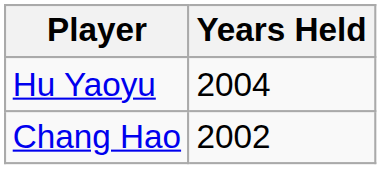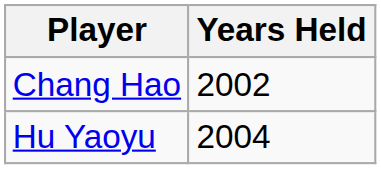rows swapped: (97, 136) <-> (84, 83)
